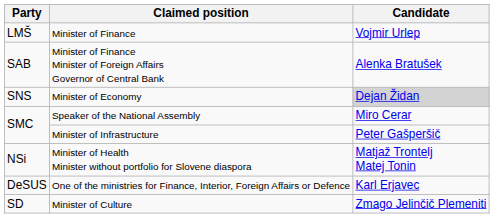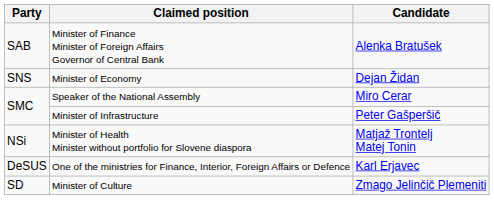- row: (94, 33)
(387, 96) lightgrey background -> (387, 78) no background
